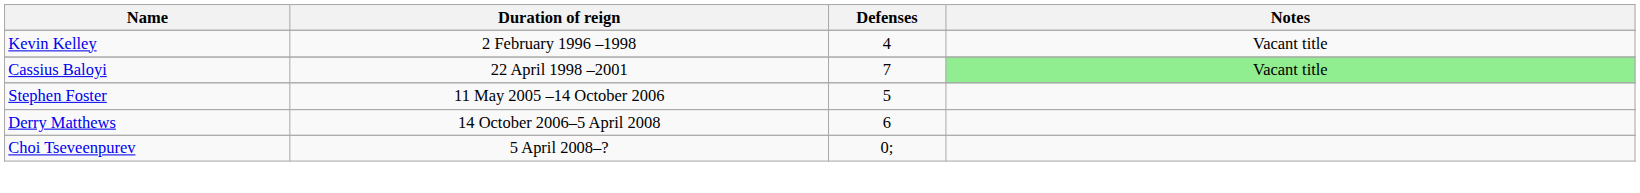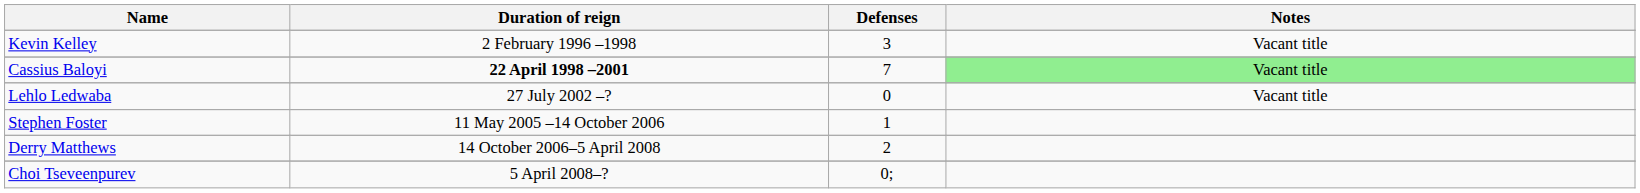(887, 43) 4 -> (887, 43) 3
(559, 69) normal -> (559, 69) bold
+ row: (60, 95)
(887, 95) 5 -> (887, 122) 1
(887, 122) 6 -> (887, 148) 2
